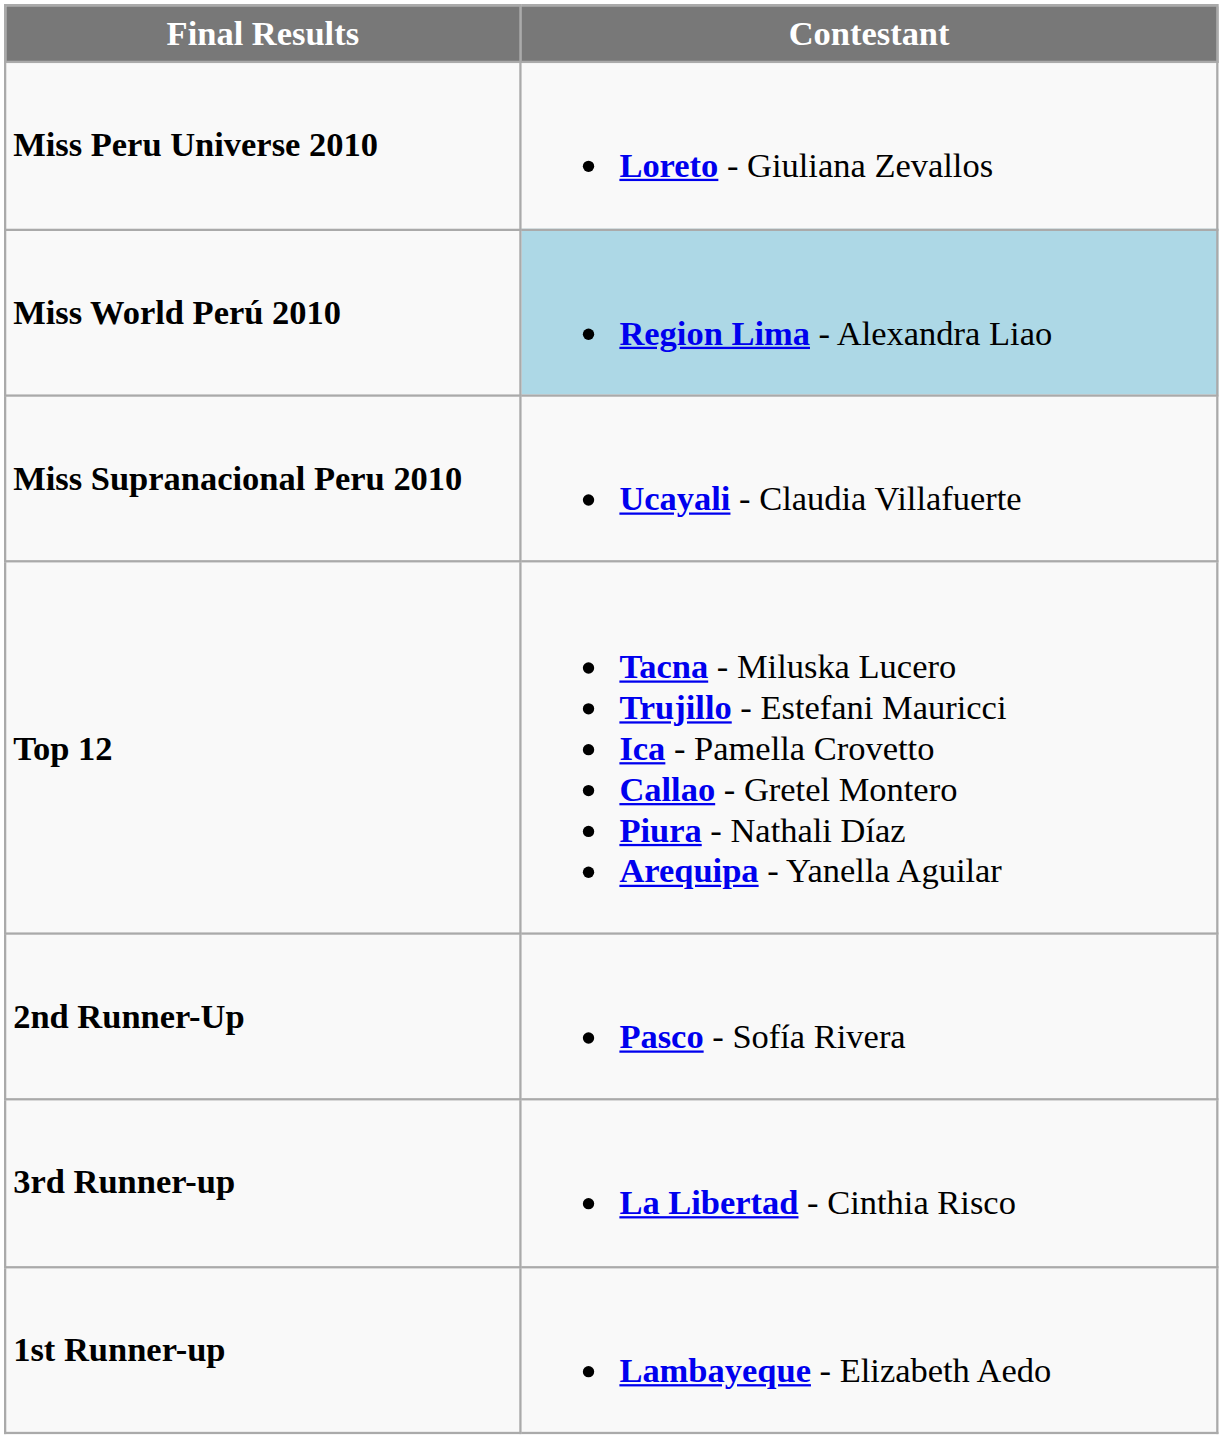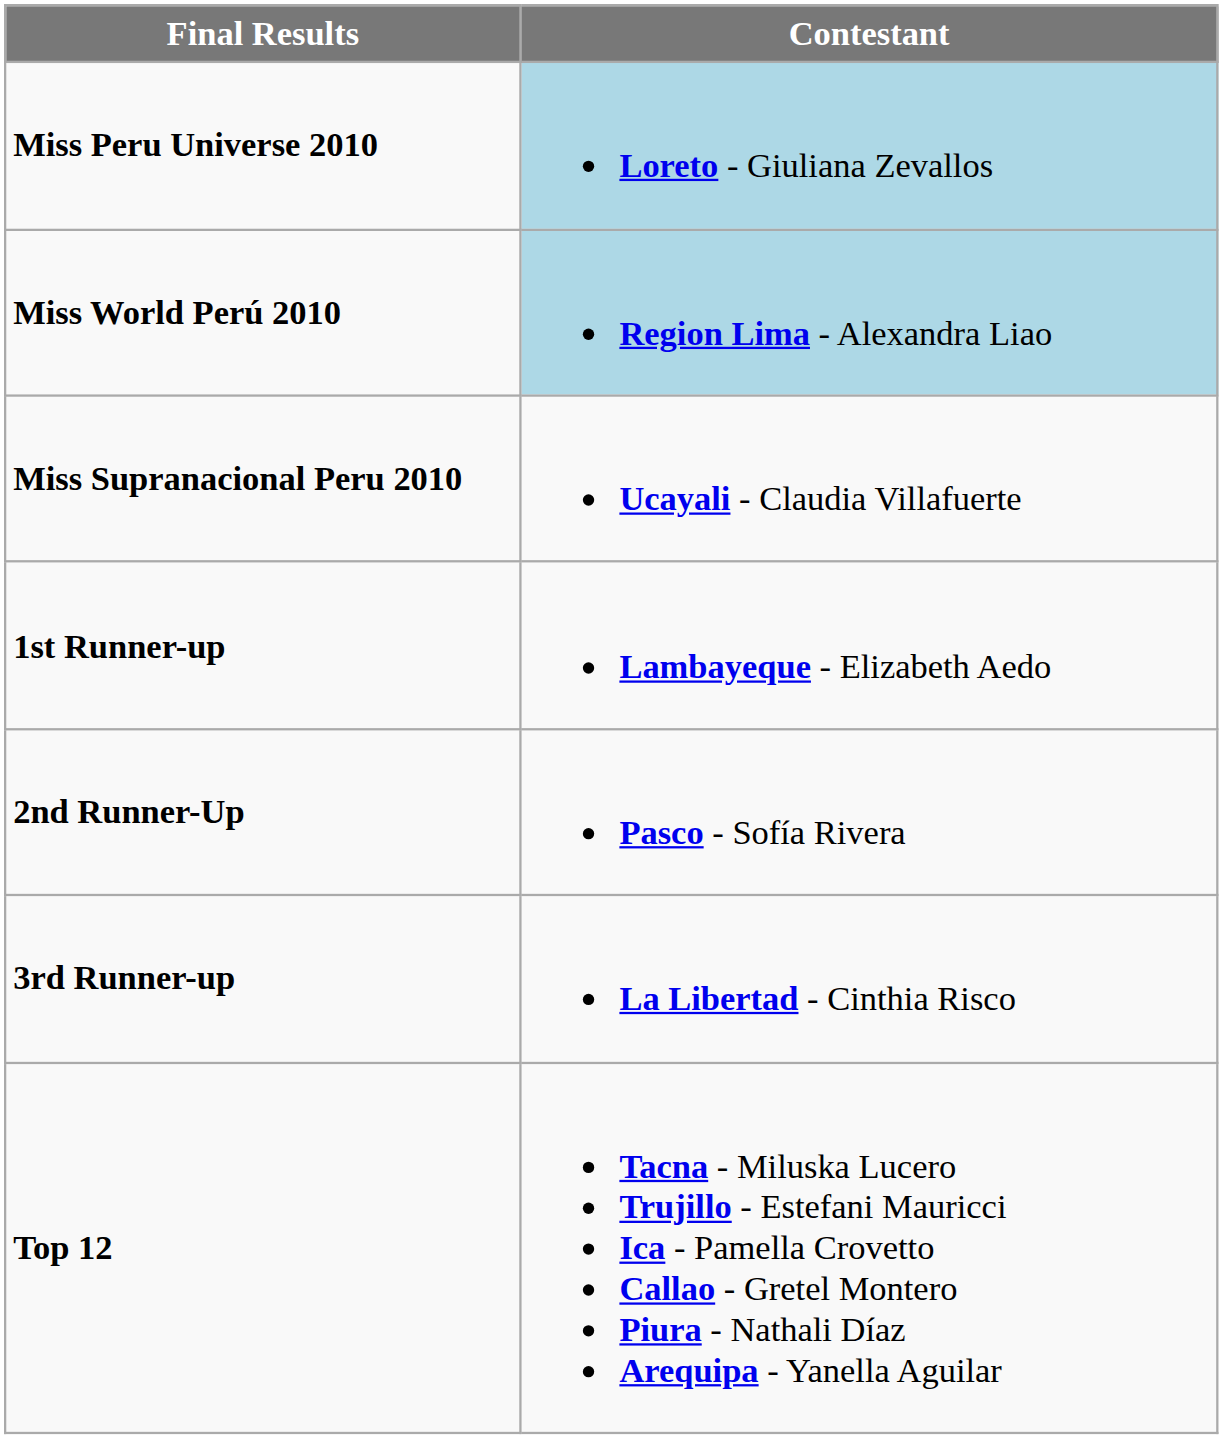(869, 166) no background -> (869, 166) lightblue background
rows swapped: (119, 1349) <-> (63, 747)
